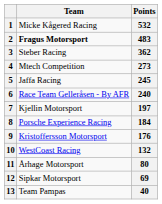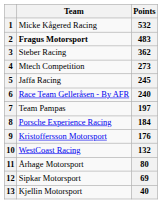(50, 108) Kjellin Motorsport -> (42, 108) Team Pampas
(42, 191) Team Pampas -> (50, 191) Kjellin Motorsport
